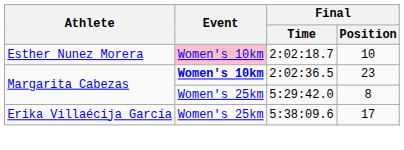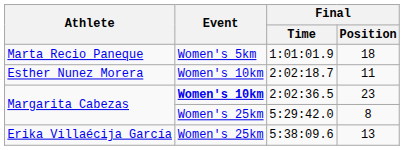+ row: (302, 54)
(221, 54) pink background -> (221, 74) no background
(368, 54) 10 -> (368, 74) 11
(368, 114) 17 -> (368, 135) 13
